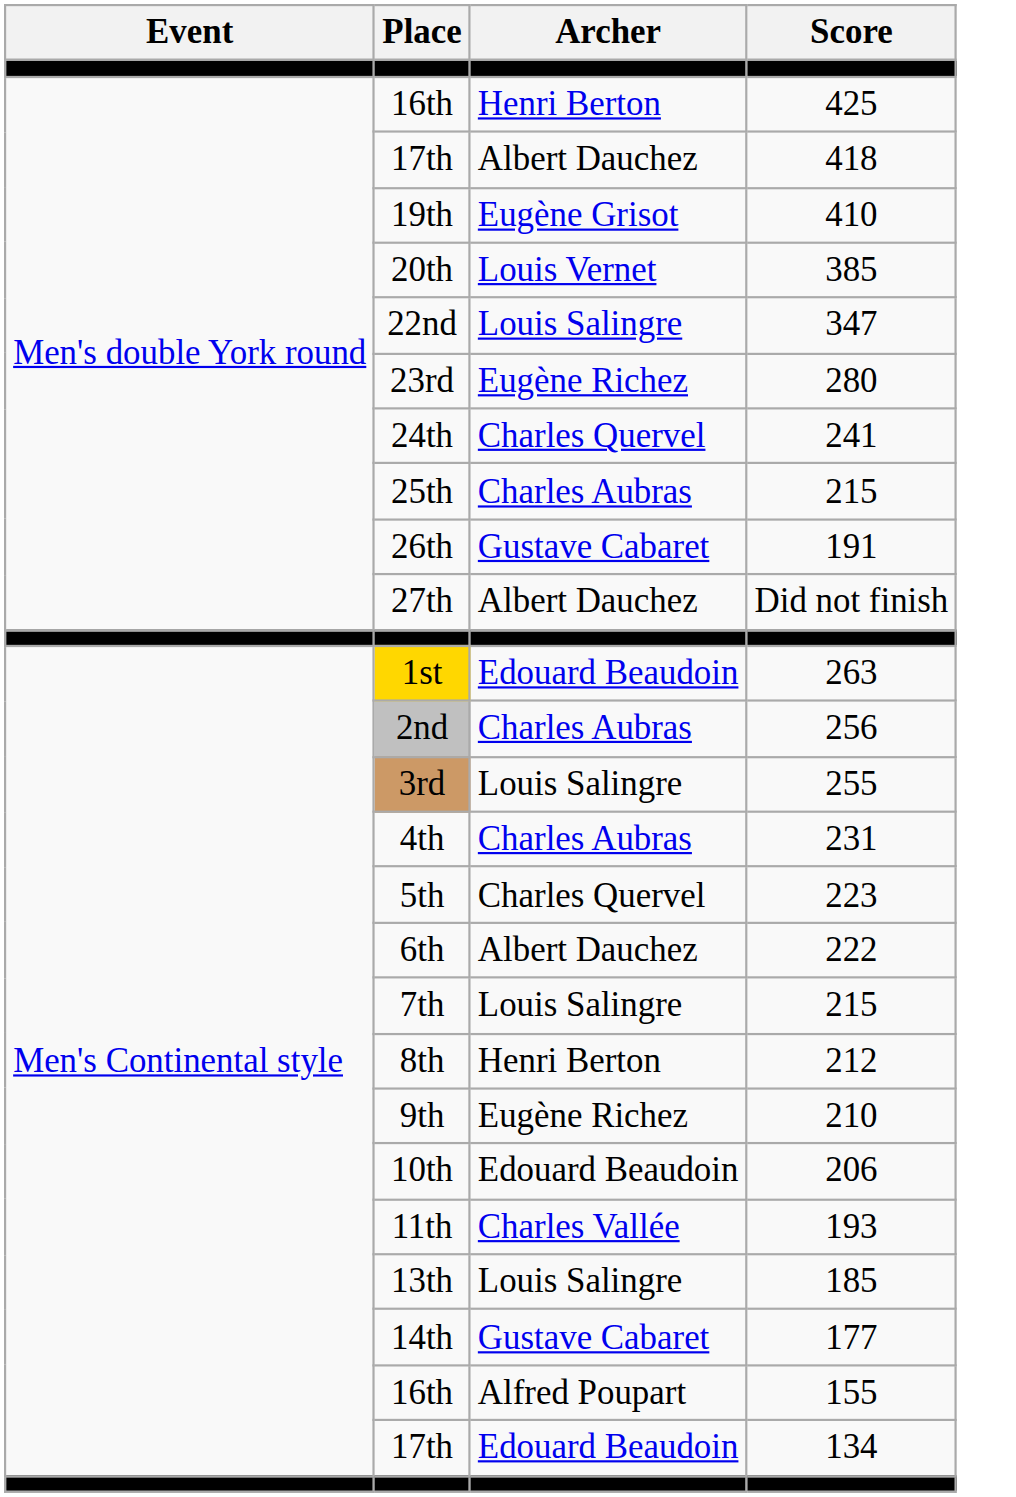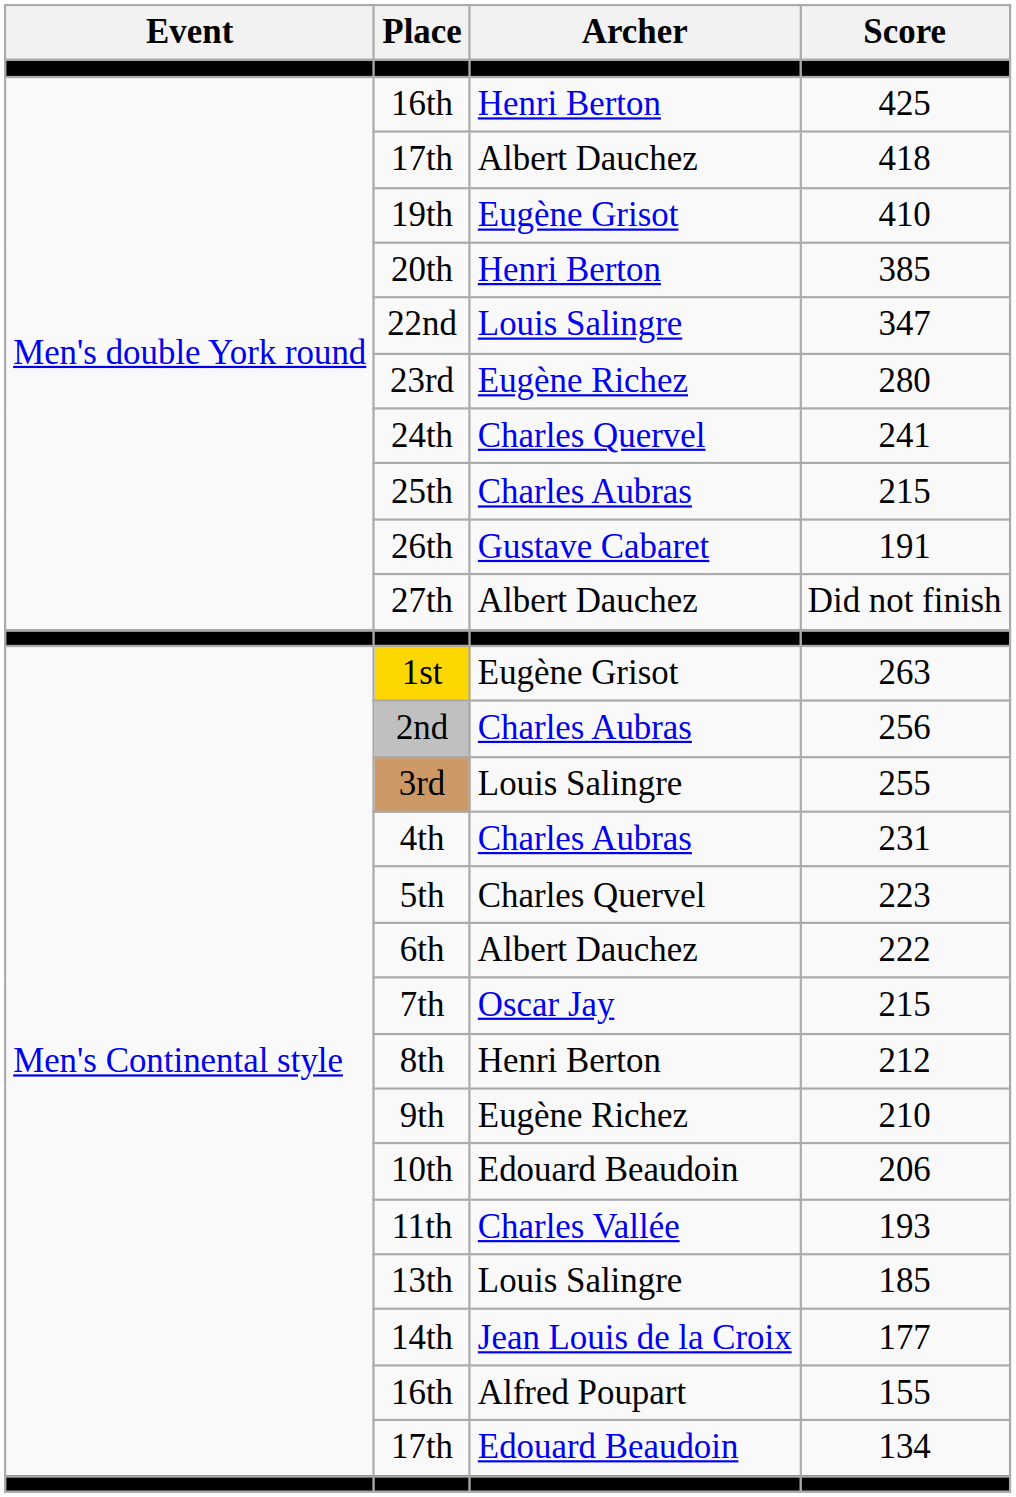(567, 269) Louis Vernet -> (569, 269) Henri Berton
(608, 672) Edouard Beaudoin -> (578, 672) Eugène Grisot
(580, 1004) Louis Salingre -> (546, 1004) Oscar Jay
(594, 1336) Gustave Cabaret -> (635, 1336) Jean Louis de la Croix
